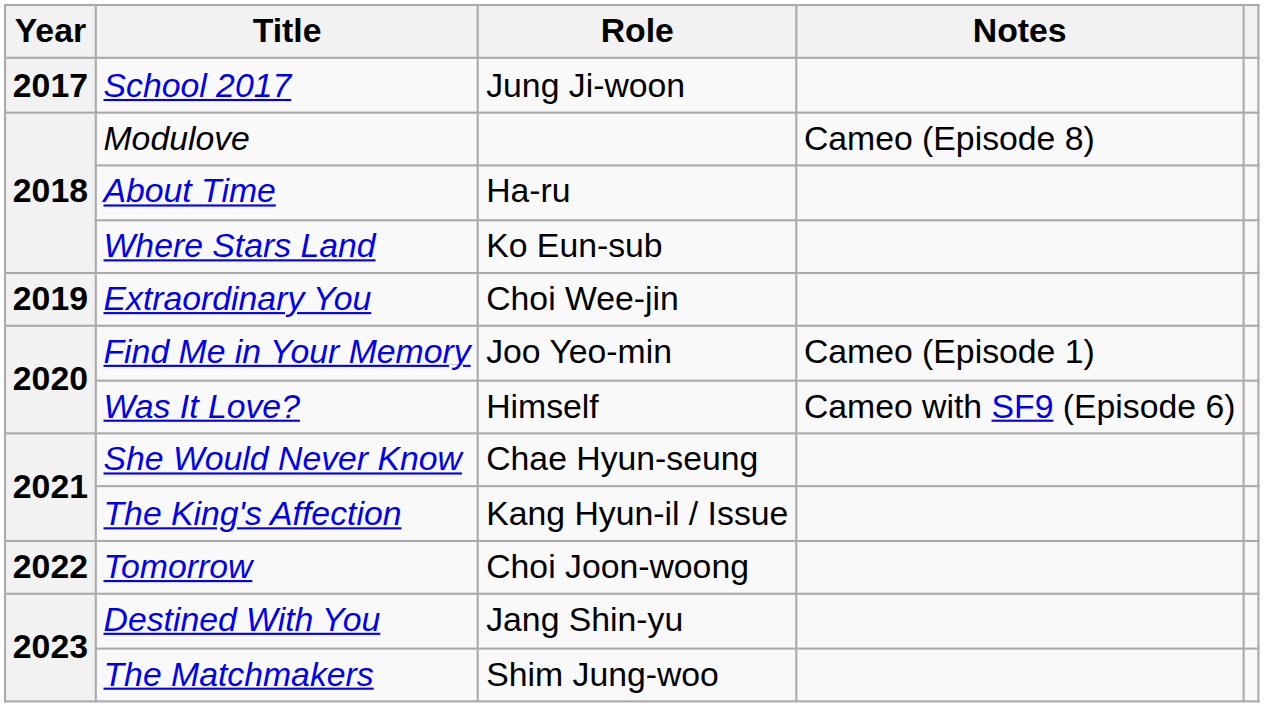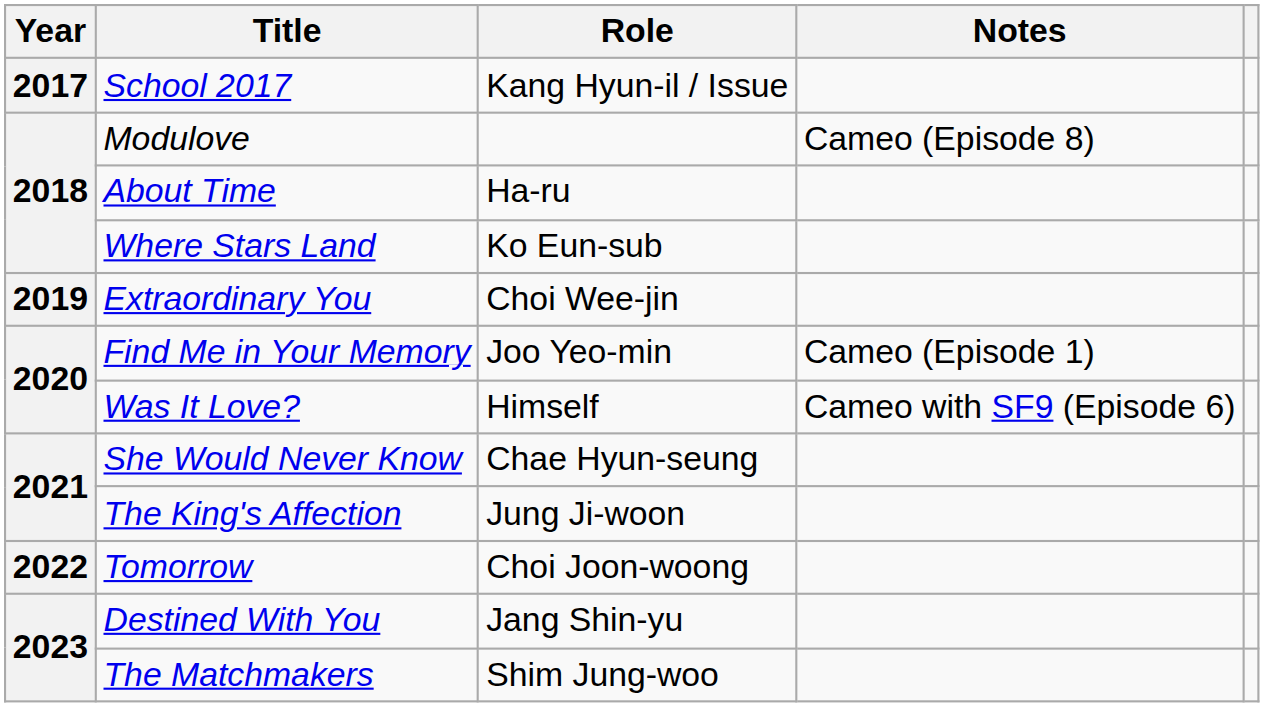(586, 84) Jung Ji-woon -> (637, 84) Kang Hyun-il / Issue
(637, 513) Kang Hyun-il / Issue -> (586, 513) Jung Ji-woon
